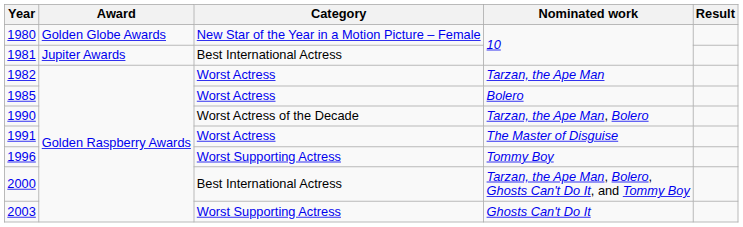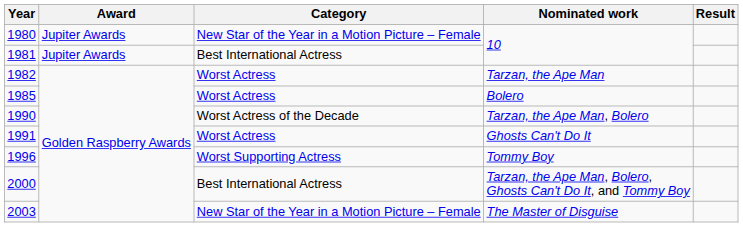(104, 34) Golden Globe Awards -> (84, 34) Jupiter Awards
(552, 136) The Master of Disguise -> (539, 136) Ghosts Can't Do It
(269, 211) Worst Supporting Actress -> (339, 211) New Star of the Year in a Motion Picture – Female
(539, 211) Ghosts Can't Do It -> (552, 211) The Master of Disguise
